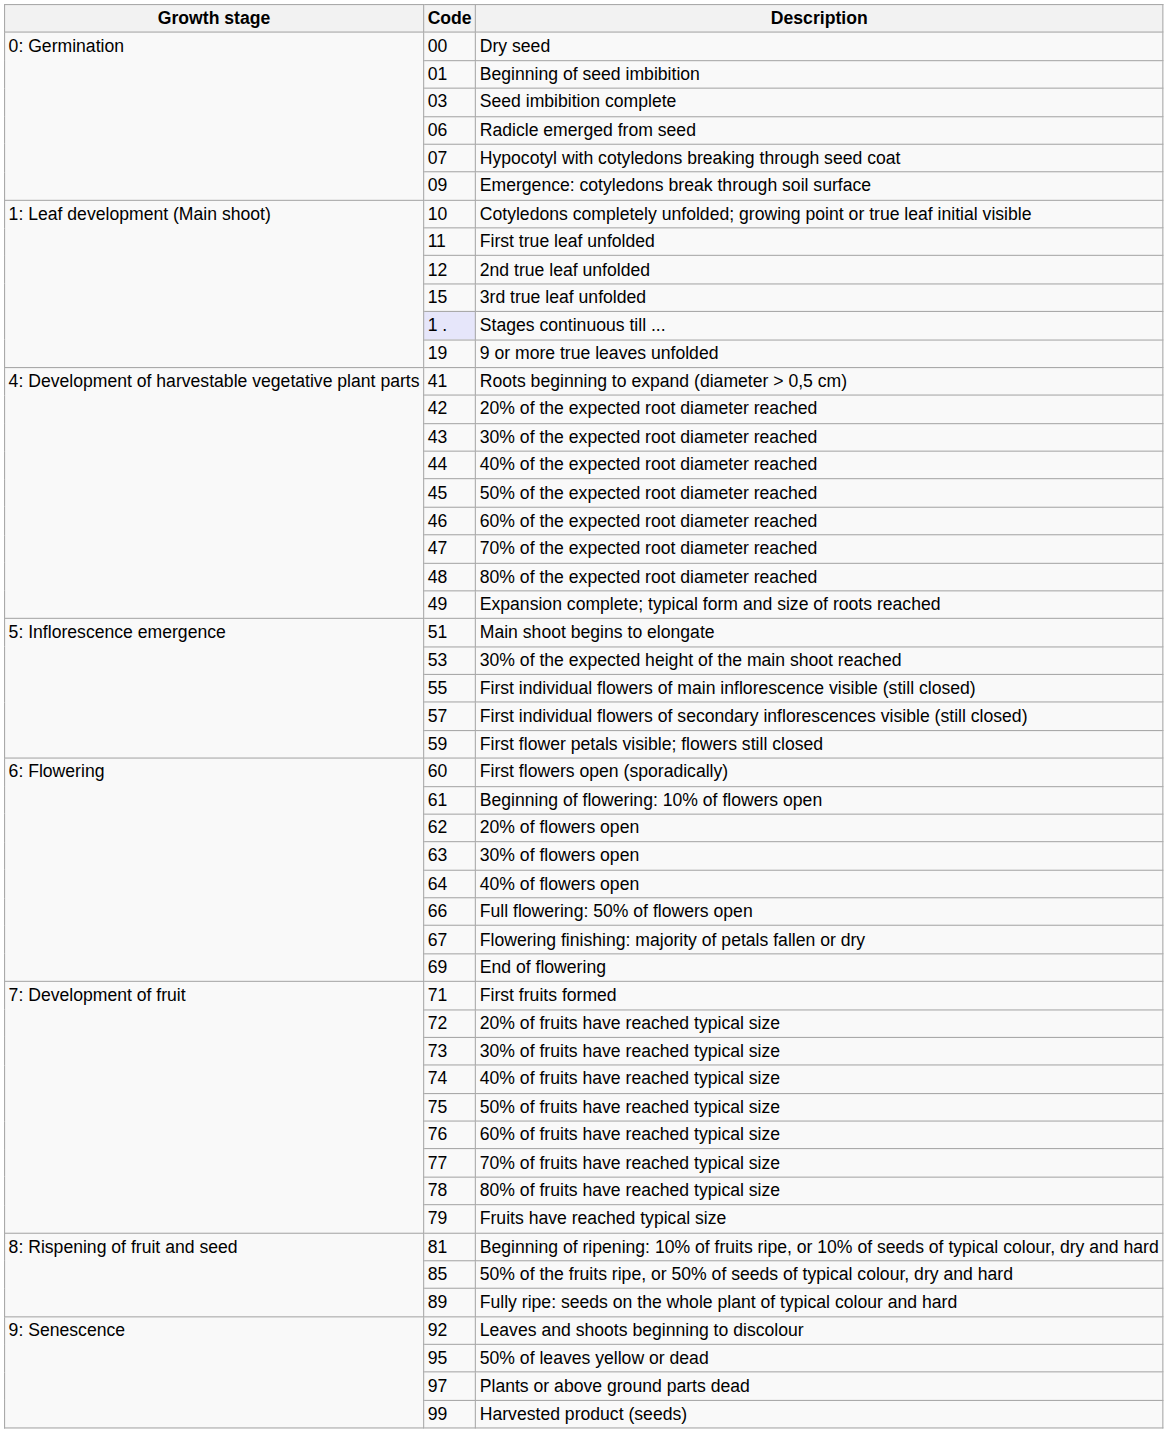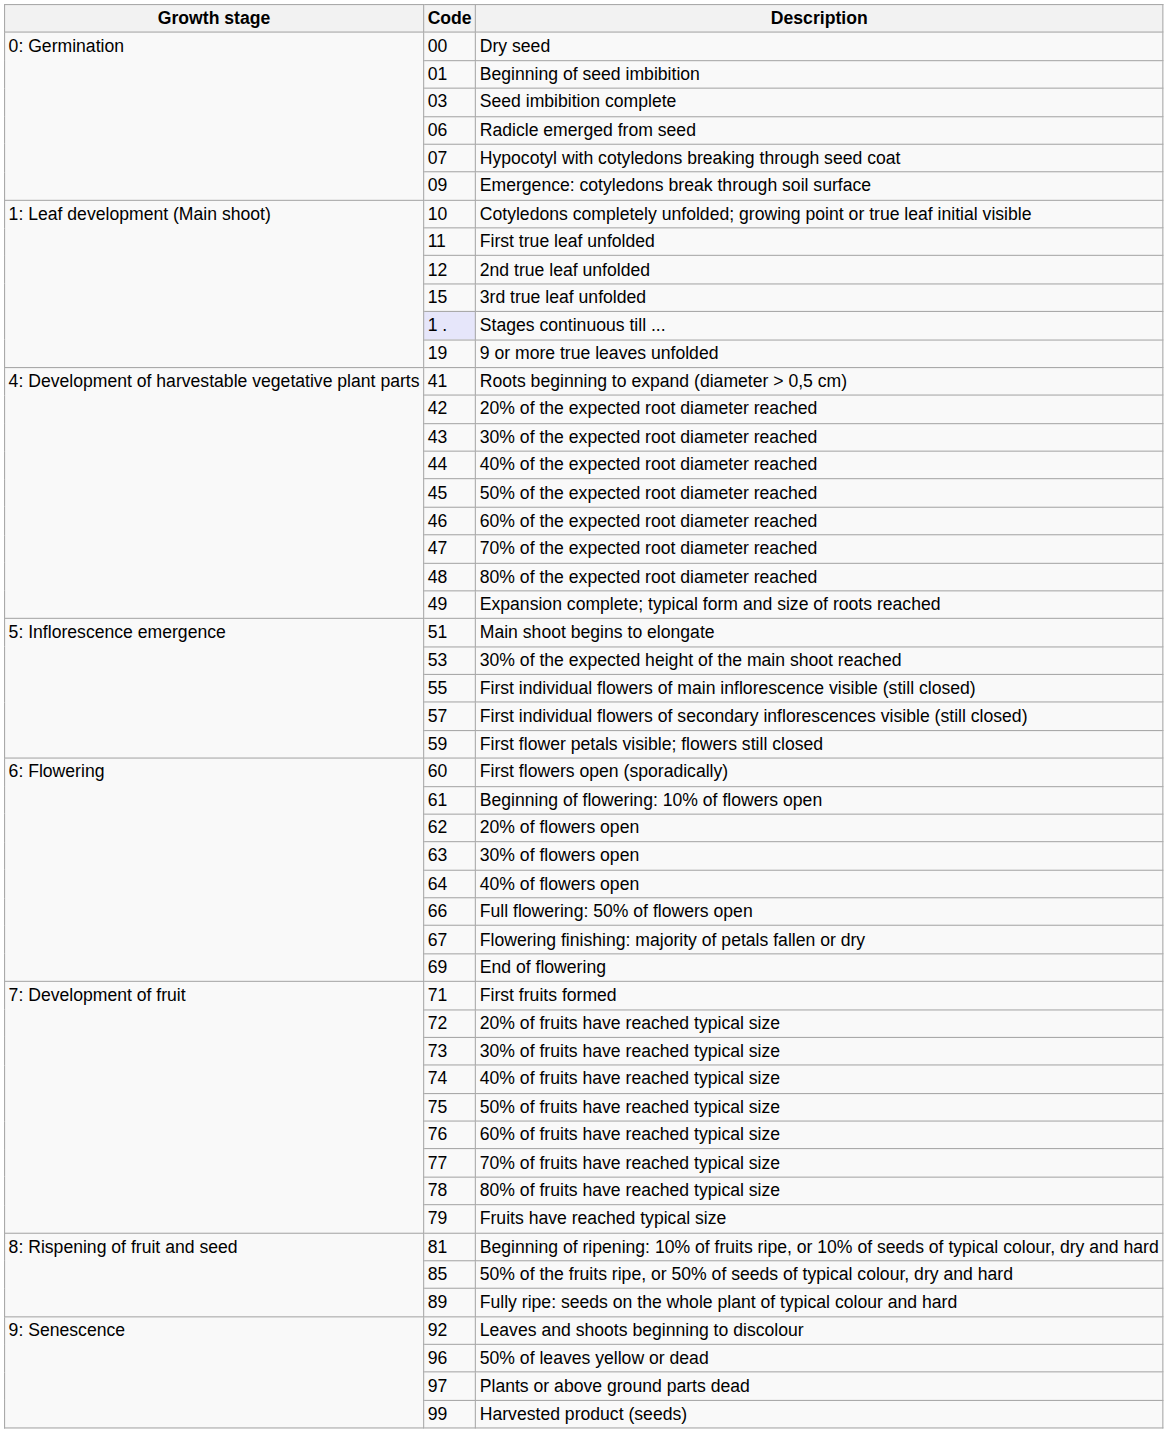(437, 1358) 95 -> (437, 1358) 96
